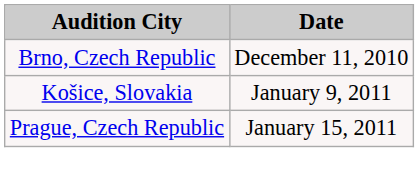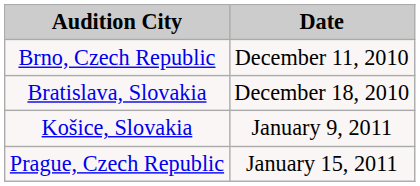+ row: (117, 92)
